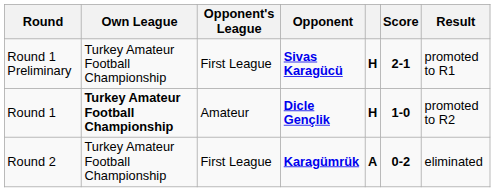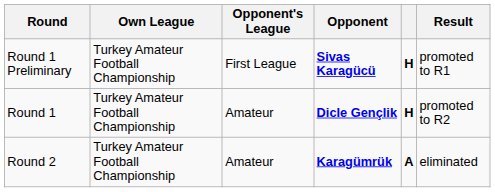- column: (401, 21)
(132, 112) bold -> (138, 112) normal
(236, 161) First League -> (249, 161) Amateur
